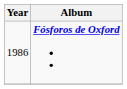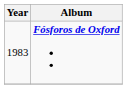(18, 52) 1986 -> (18, 52) 1983
